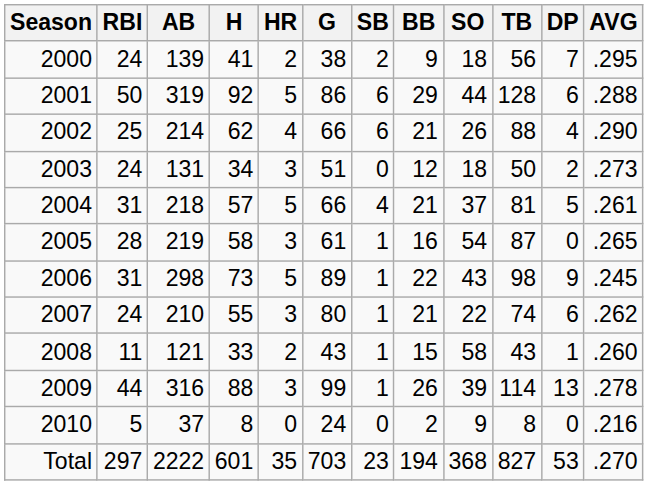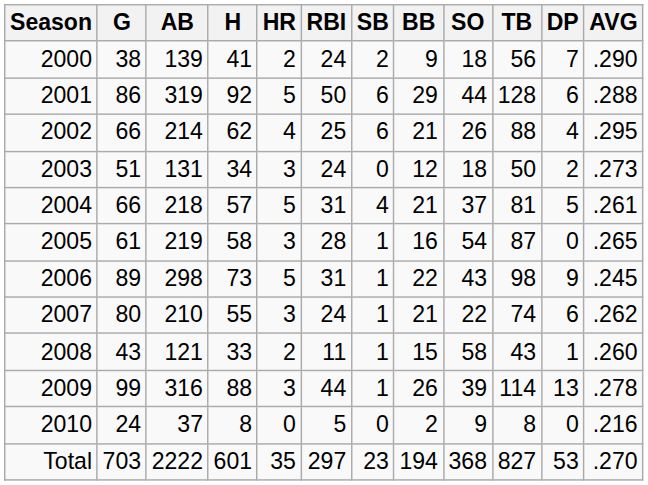columns swapped: (327, 22) <-> (122, 22)
(615, 59) .295 -> (615, 59) .290
(615, 132) .290 -> (615, 132) .295
